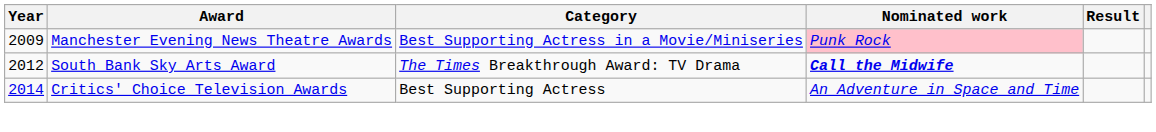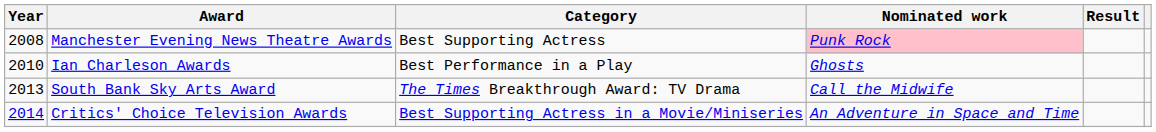(26, 41) 2009 -> (26, 41) 2008
(601, 41) Best Supporting Actress in a Movie/Miniseries -> (502, 41) Best Supporting Actress
+ row: (141, 65)
(26, 65) 2012 -> (26, 90) 2013
(882, 65) bold -> (882, 90) normal
(502, 90) Best Supporting Actress -> (601, 114) Best Supporting Actress in a Movie/Miniseries
